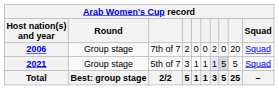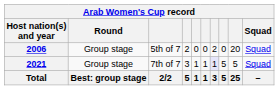(165, 50) 7th of 7 -> (165, 50) 5th of 7
(165, 64) 5th of 7 -> (165, 64) 7th of 7
(224, 64) lightgrey background -> (224, 64) no background
